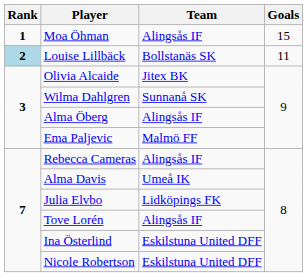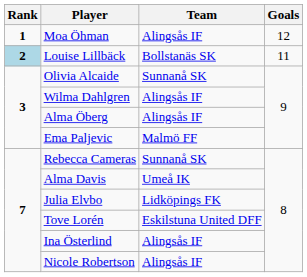(283, 35) 15 -> (283, 35) 12
(165, 76) Jitex BK -> (174, 76) Sunnanå SK
(174, 96) Sunnanå SK -> (172, 96) Alingsås IF
(172, 158) Alingsås IF -> (174, 158) Sunnanå SK
(172, 220) Alingsås IF -> (202, 220) Eskilstuna United DFF
(202, 240) Eskilstuna United DFF -> (172, 240) Alingsås IF
(202, 261) Eskilstuna United DFF -> (172, 261) Alingsås IF
